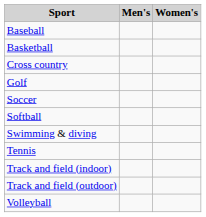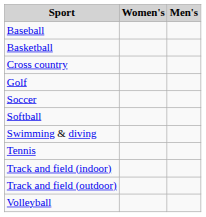columns swapped: (136, 13) <-> (177, 13)
